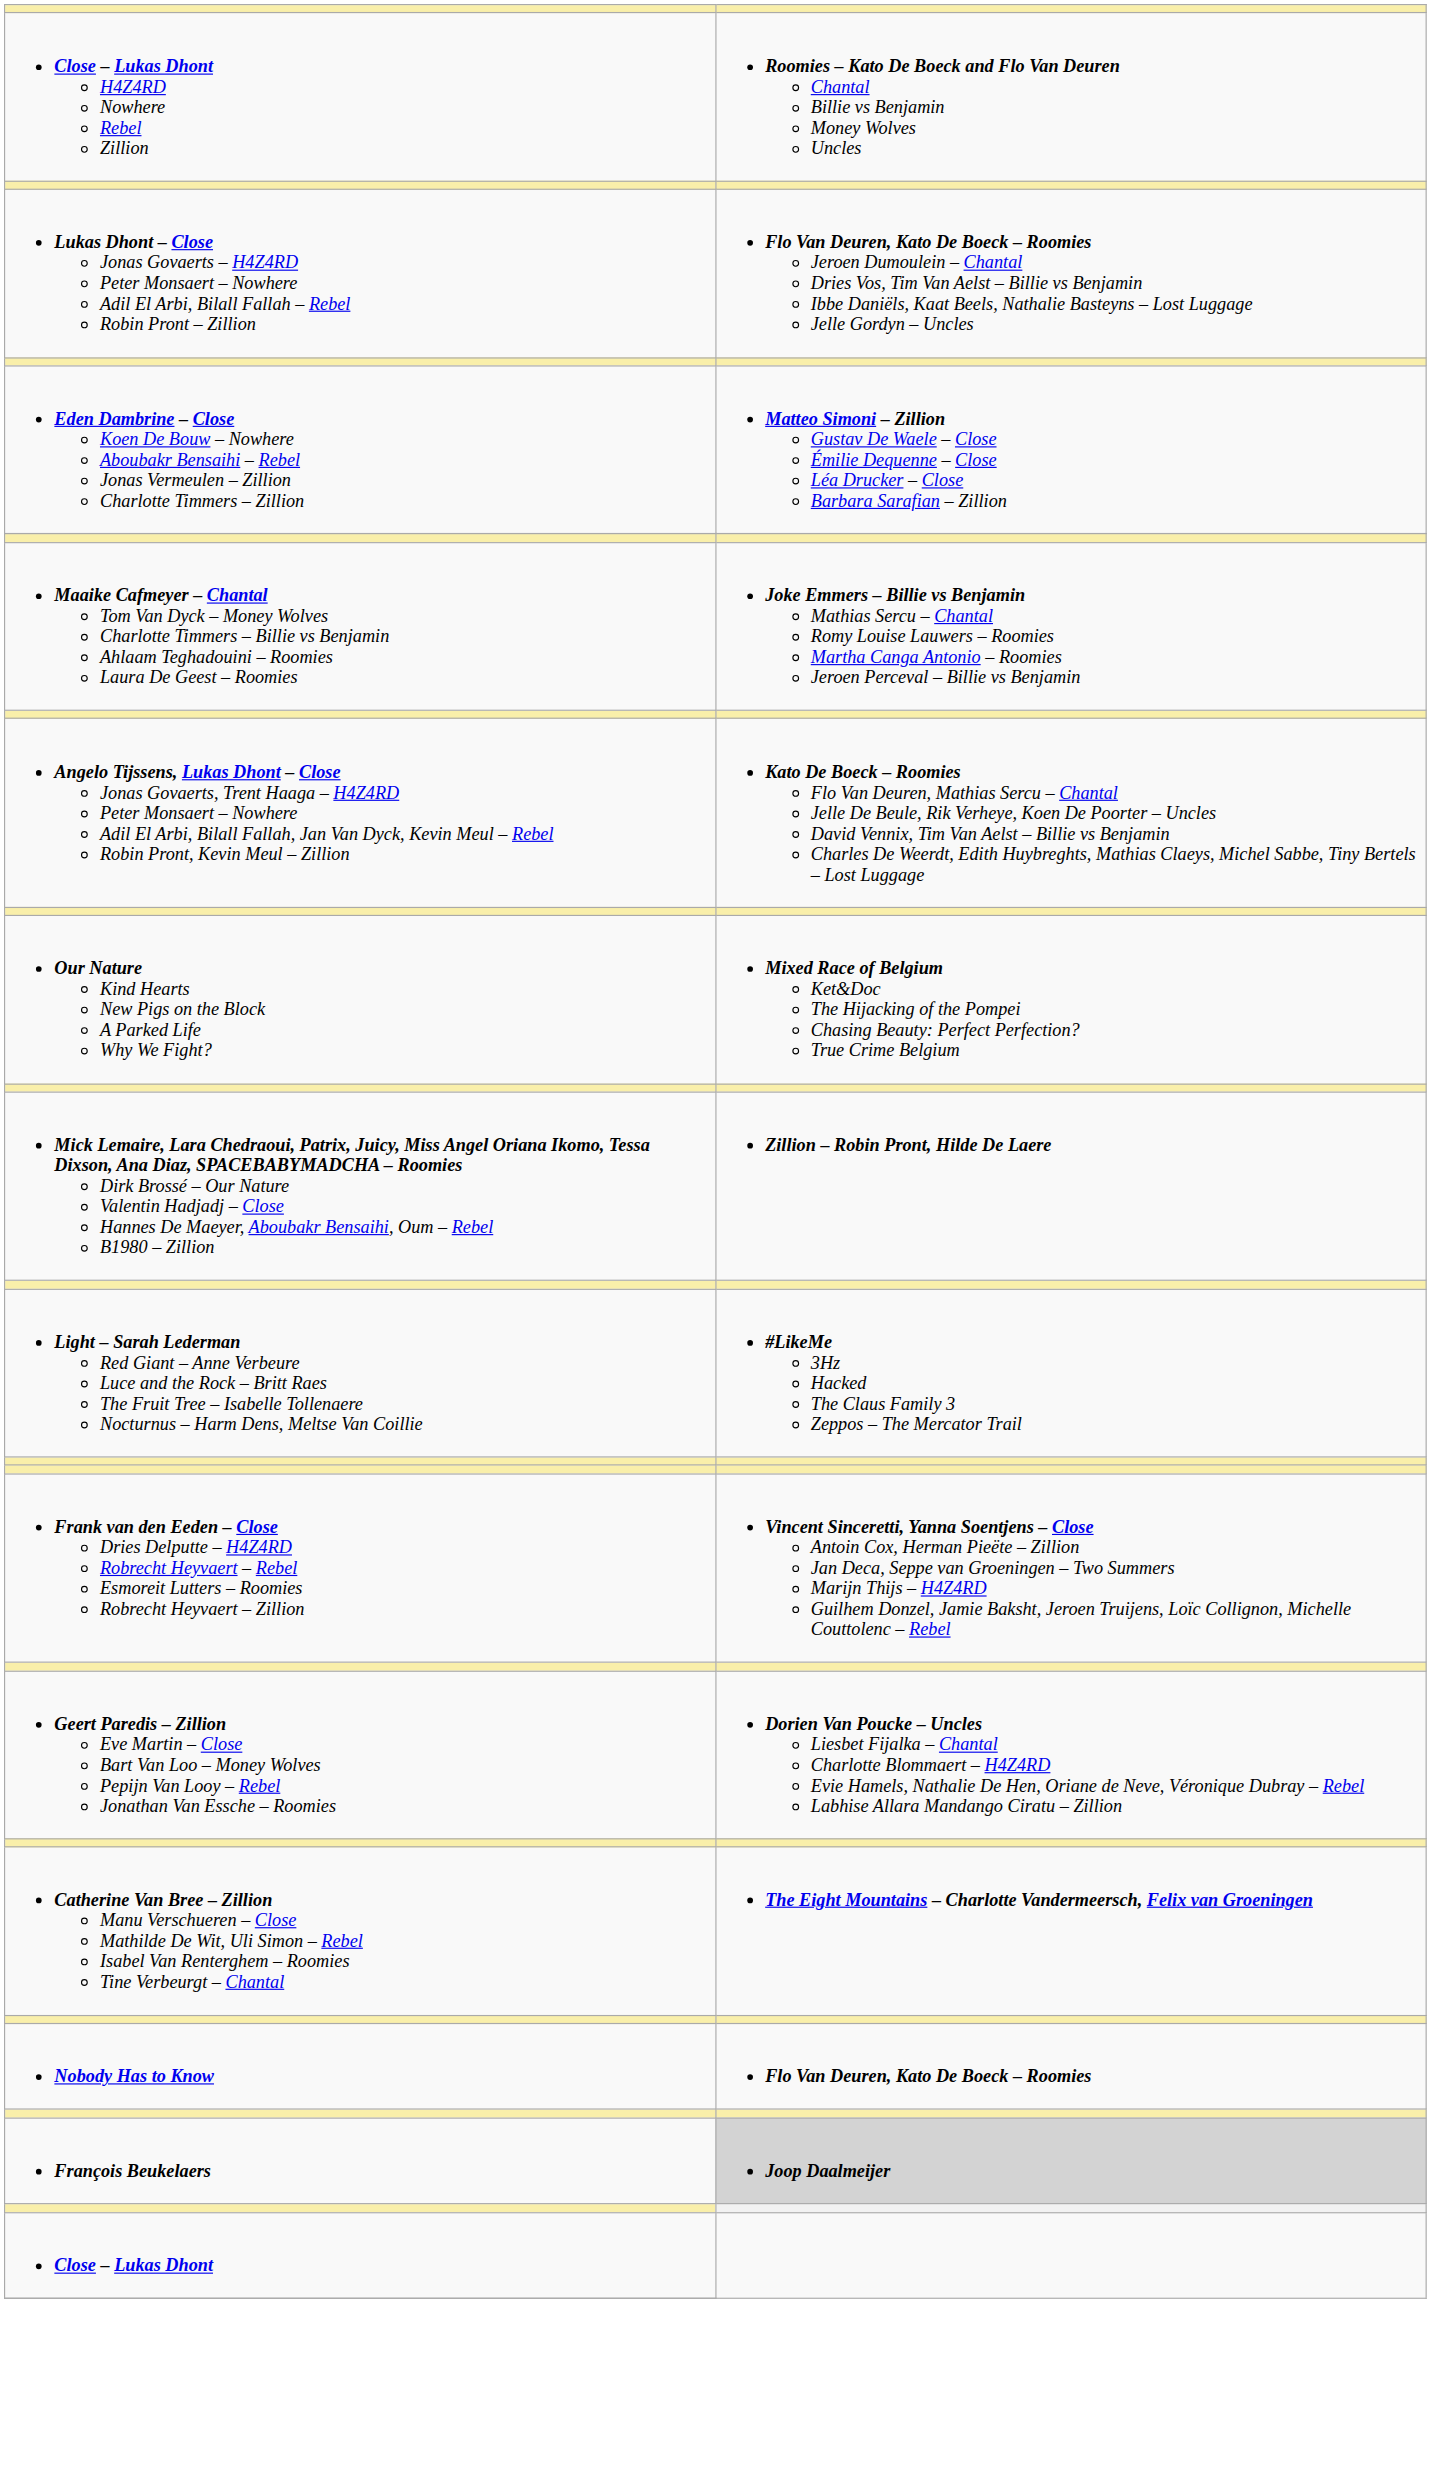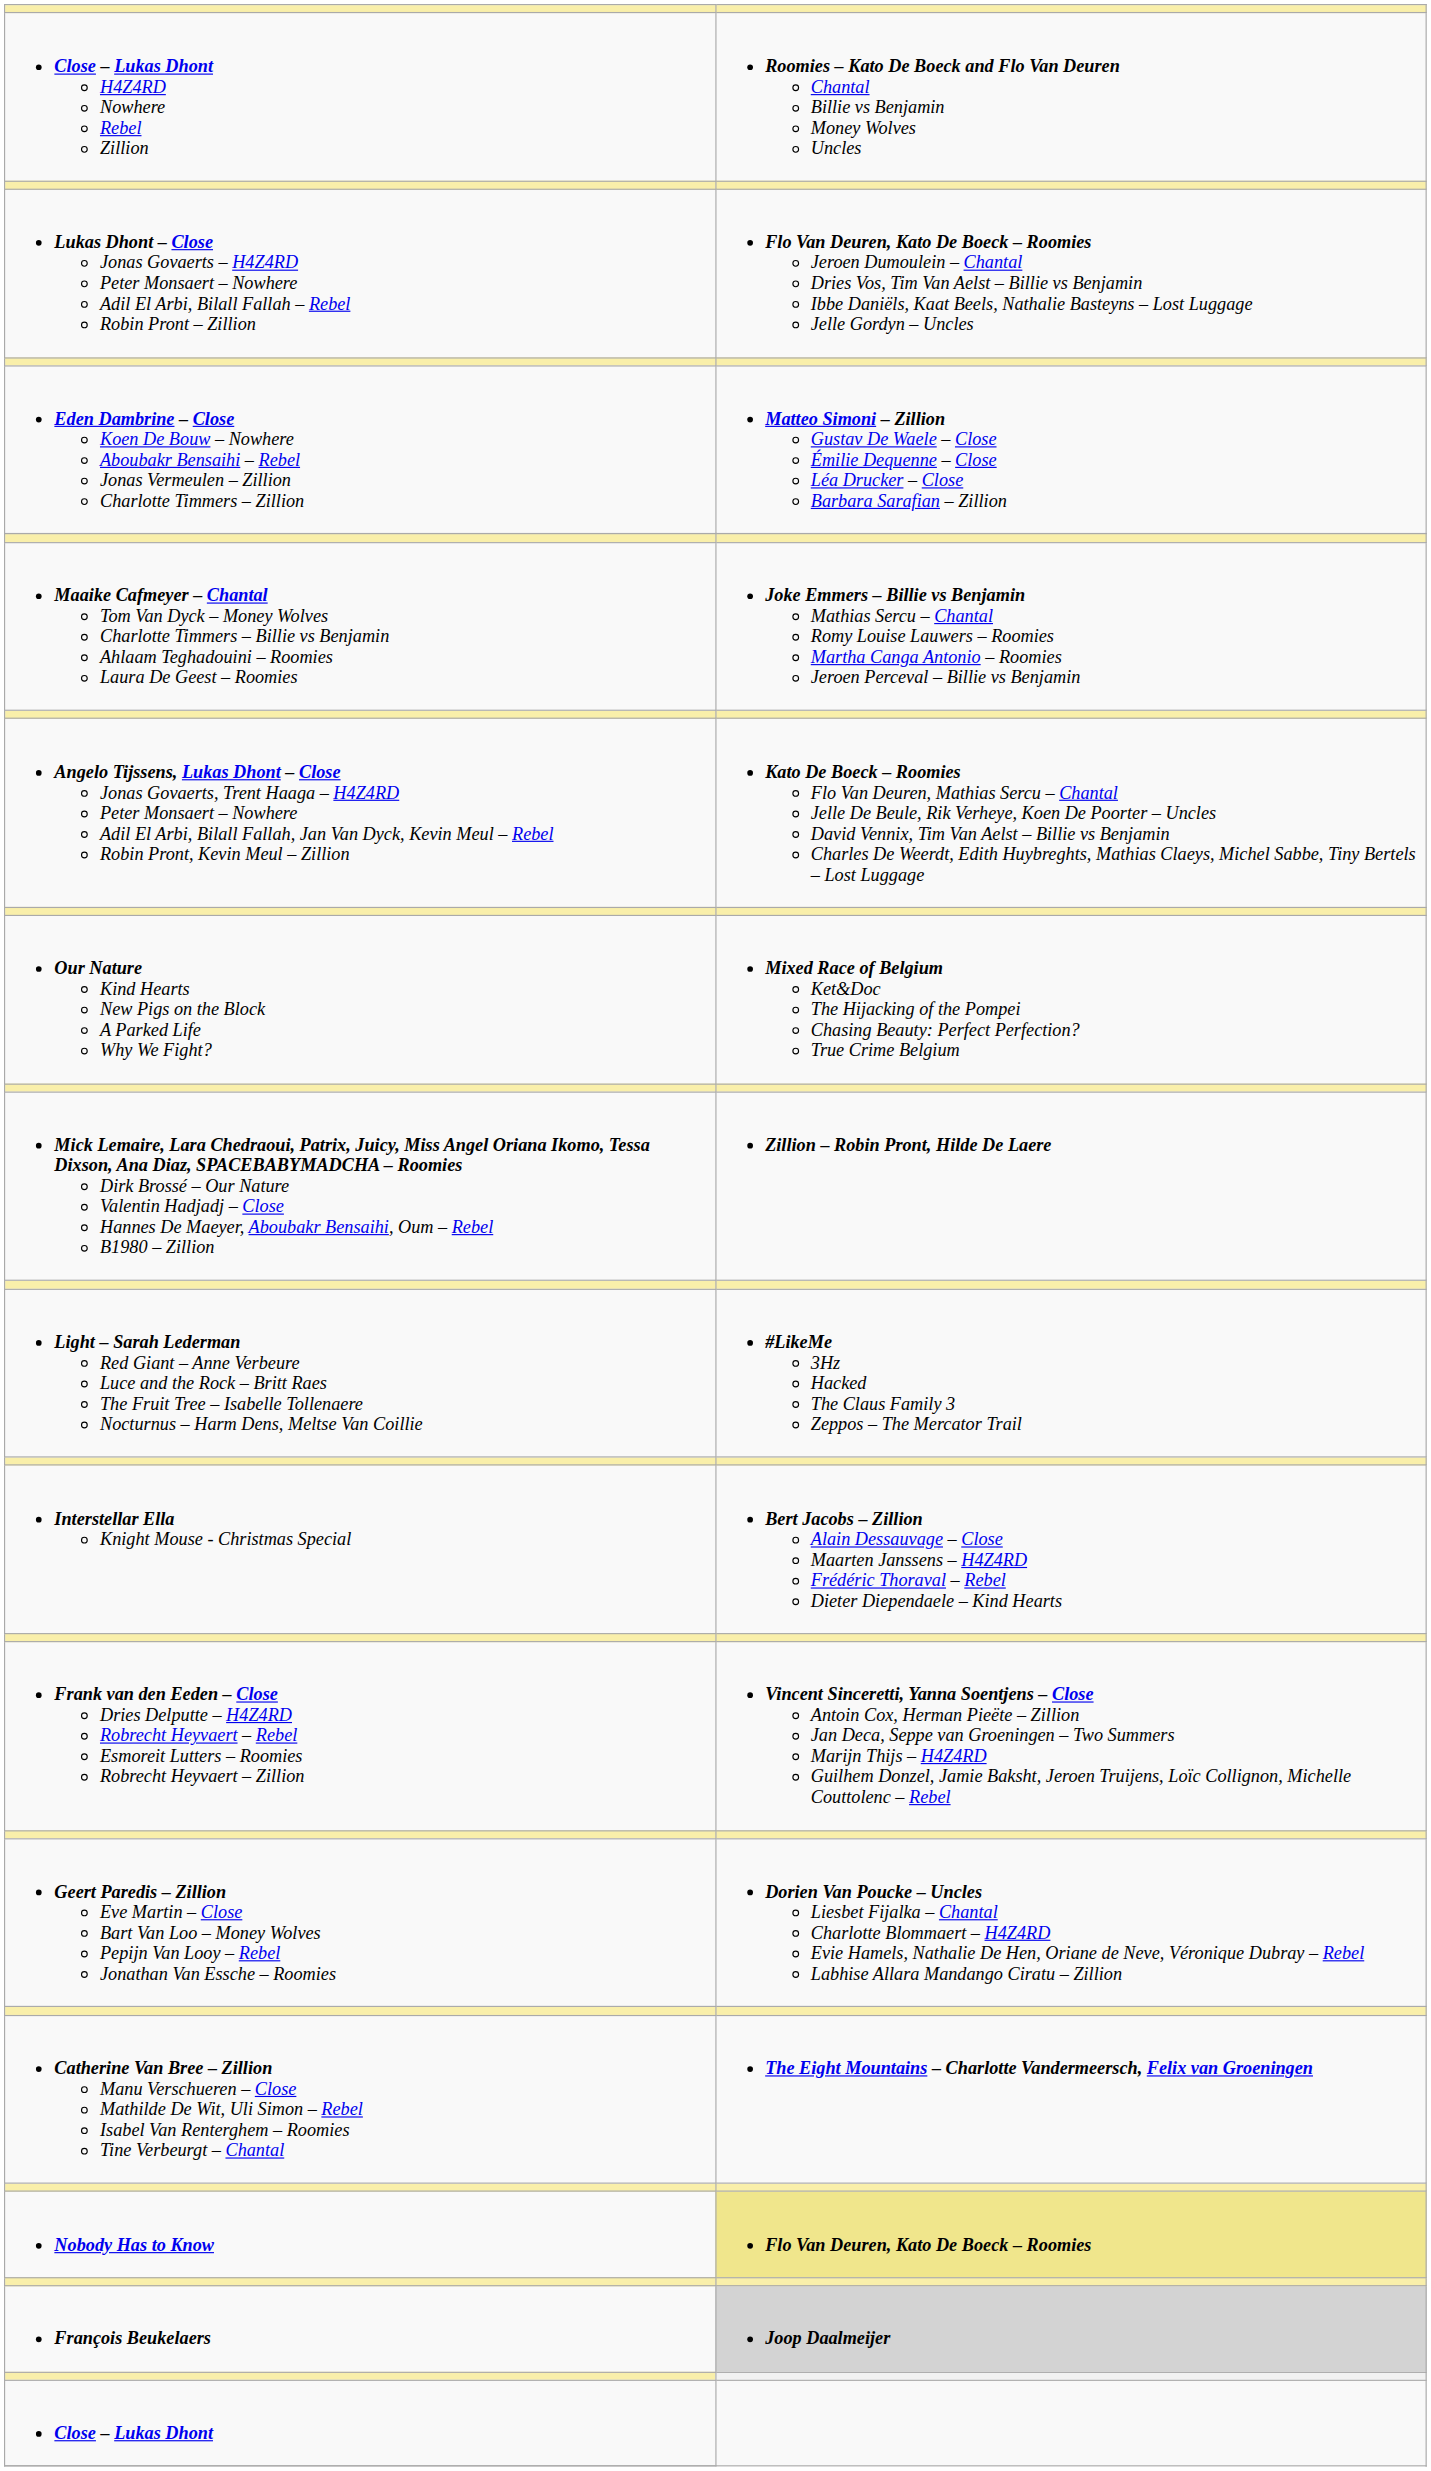+ row: (360, 1529)
(1071, 2077) no background -> (1071, 2245) khaki background
